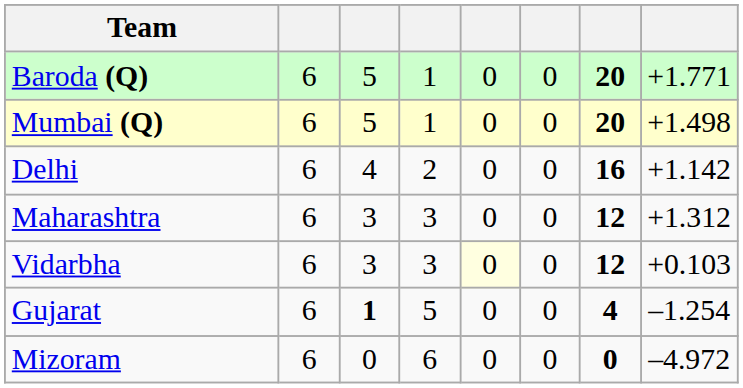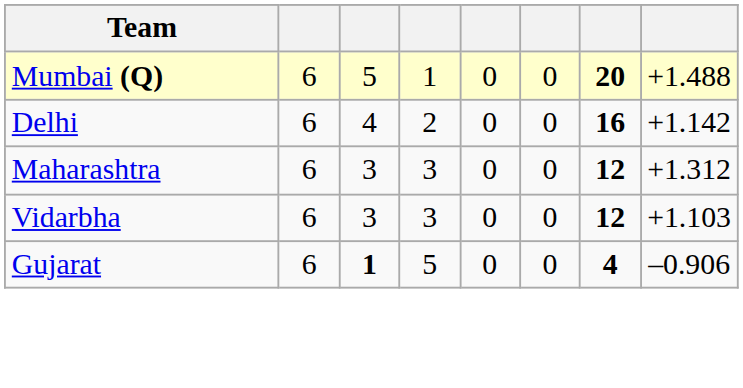- row: (80, 75)
(689, 122) +1.498 -> (689, 75) +1.488
(490, 264) lightyellow background -> (490, 216) no background
(689, 264) +0.103 -> (689, 216) +1.103
(689, 311) –1.254 -> (689, 264) –0.906
- row: (66, 358)
